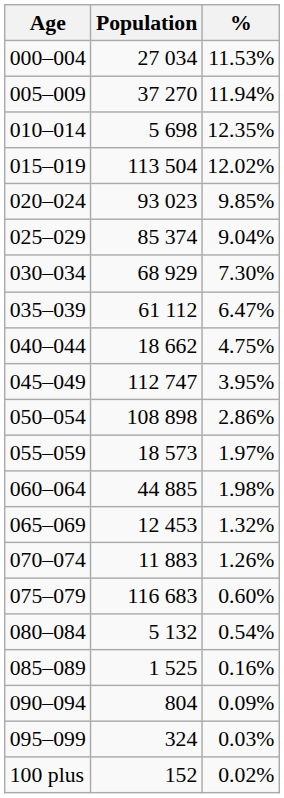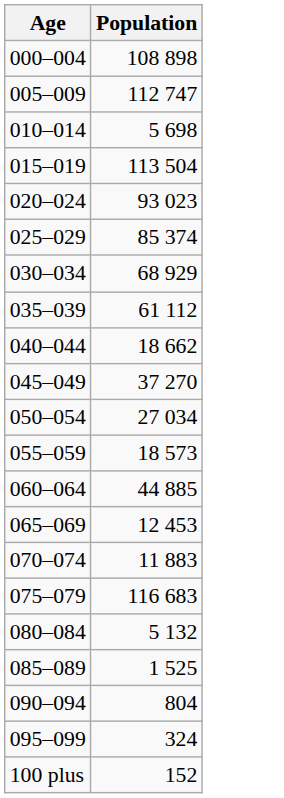- column: (241, 22)
(167, 58) 27 034 -> (162, 58) 108 898
(167, 94) 37 270 -> (162, 94) 112 747
(162, 381) 112 747 -> (167, 381) 37 270
(162, 416) 108 898 -> (167, 416) 27 034
